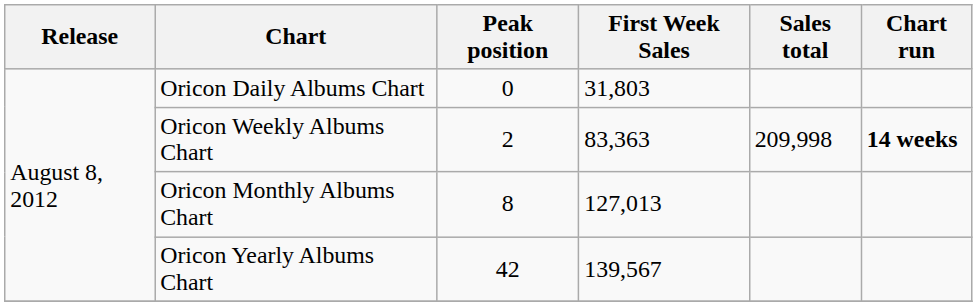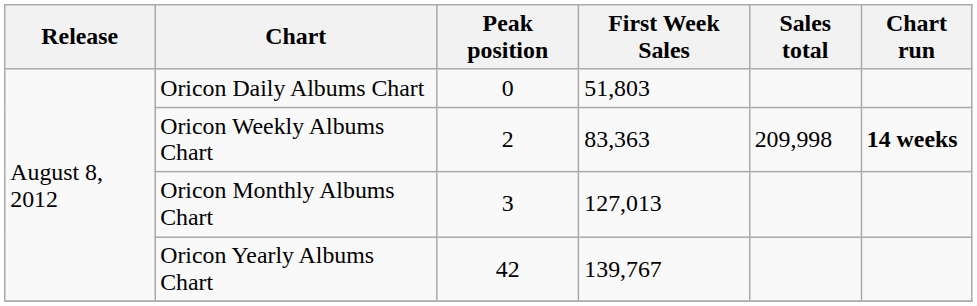(617, 88) 31,803 -> (617, 88) 51,803
(508, 203) 8 -> (508, 203) 3
(623, 268) 139,567 -> (623, 268) 139,767
